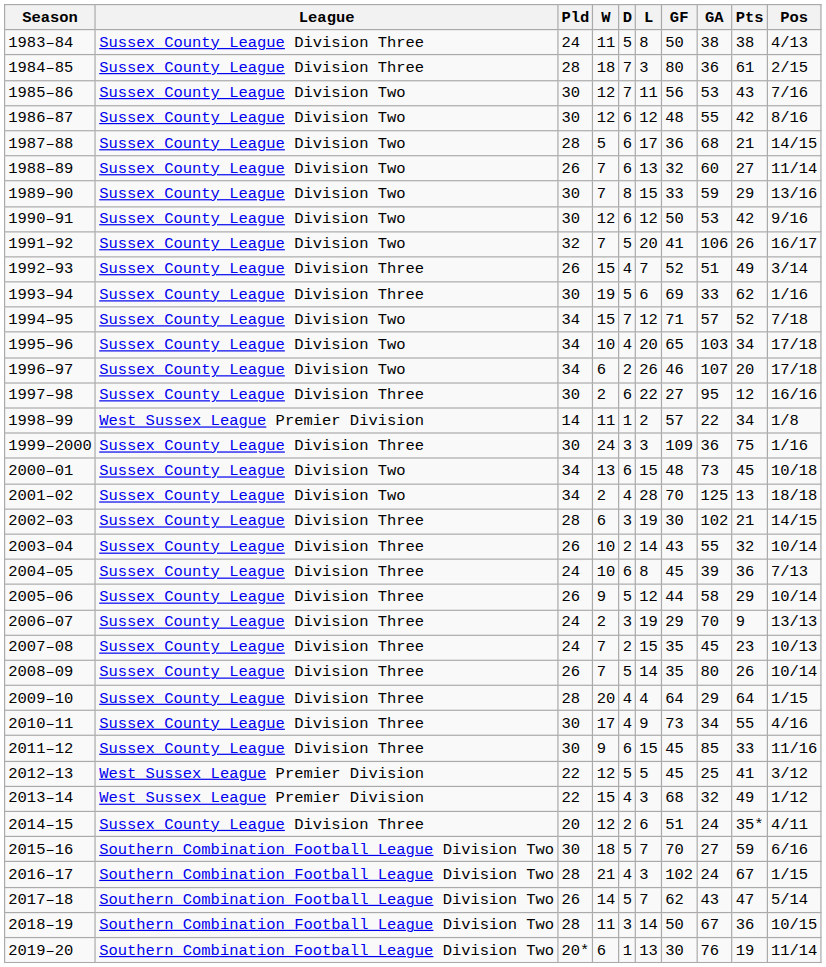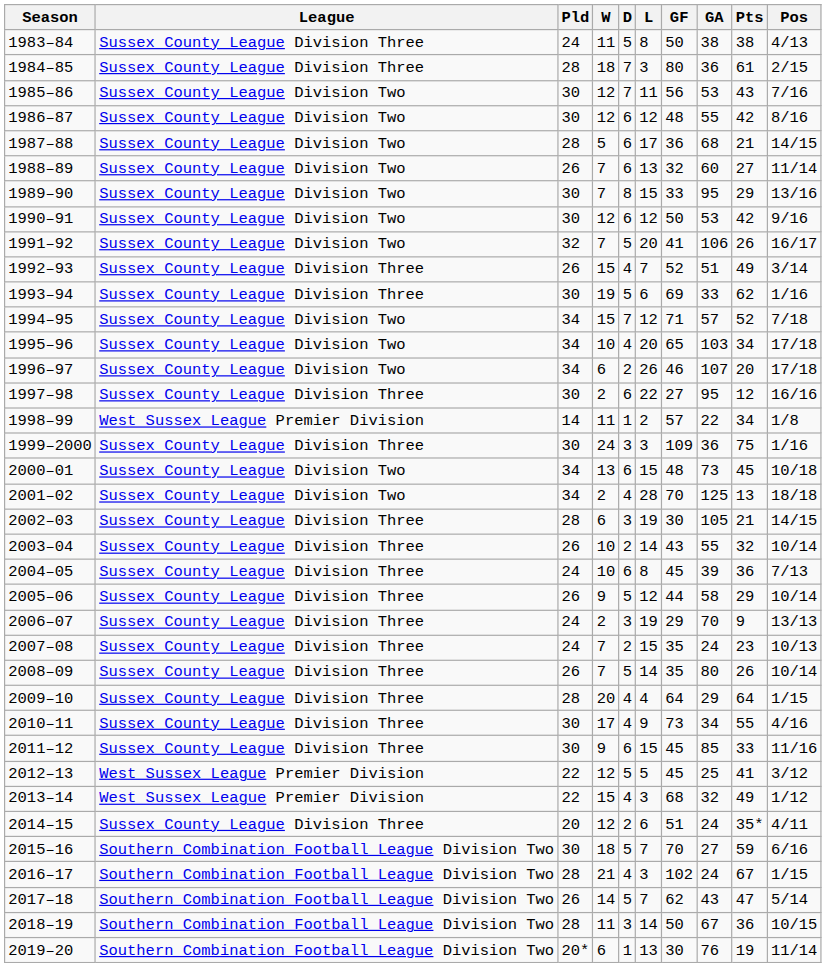(710, 194) 59 -> (710, 194) 95
(714, 521) 102 -> (714, 521) 105
(710, 648) 45 -> (710, 648) 24
